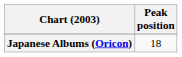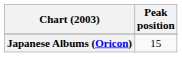(156, 43) 18 -> (156, 43) 15
